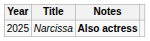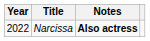(18, 28) 2025 -> (18, 28) 2022
